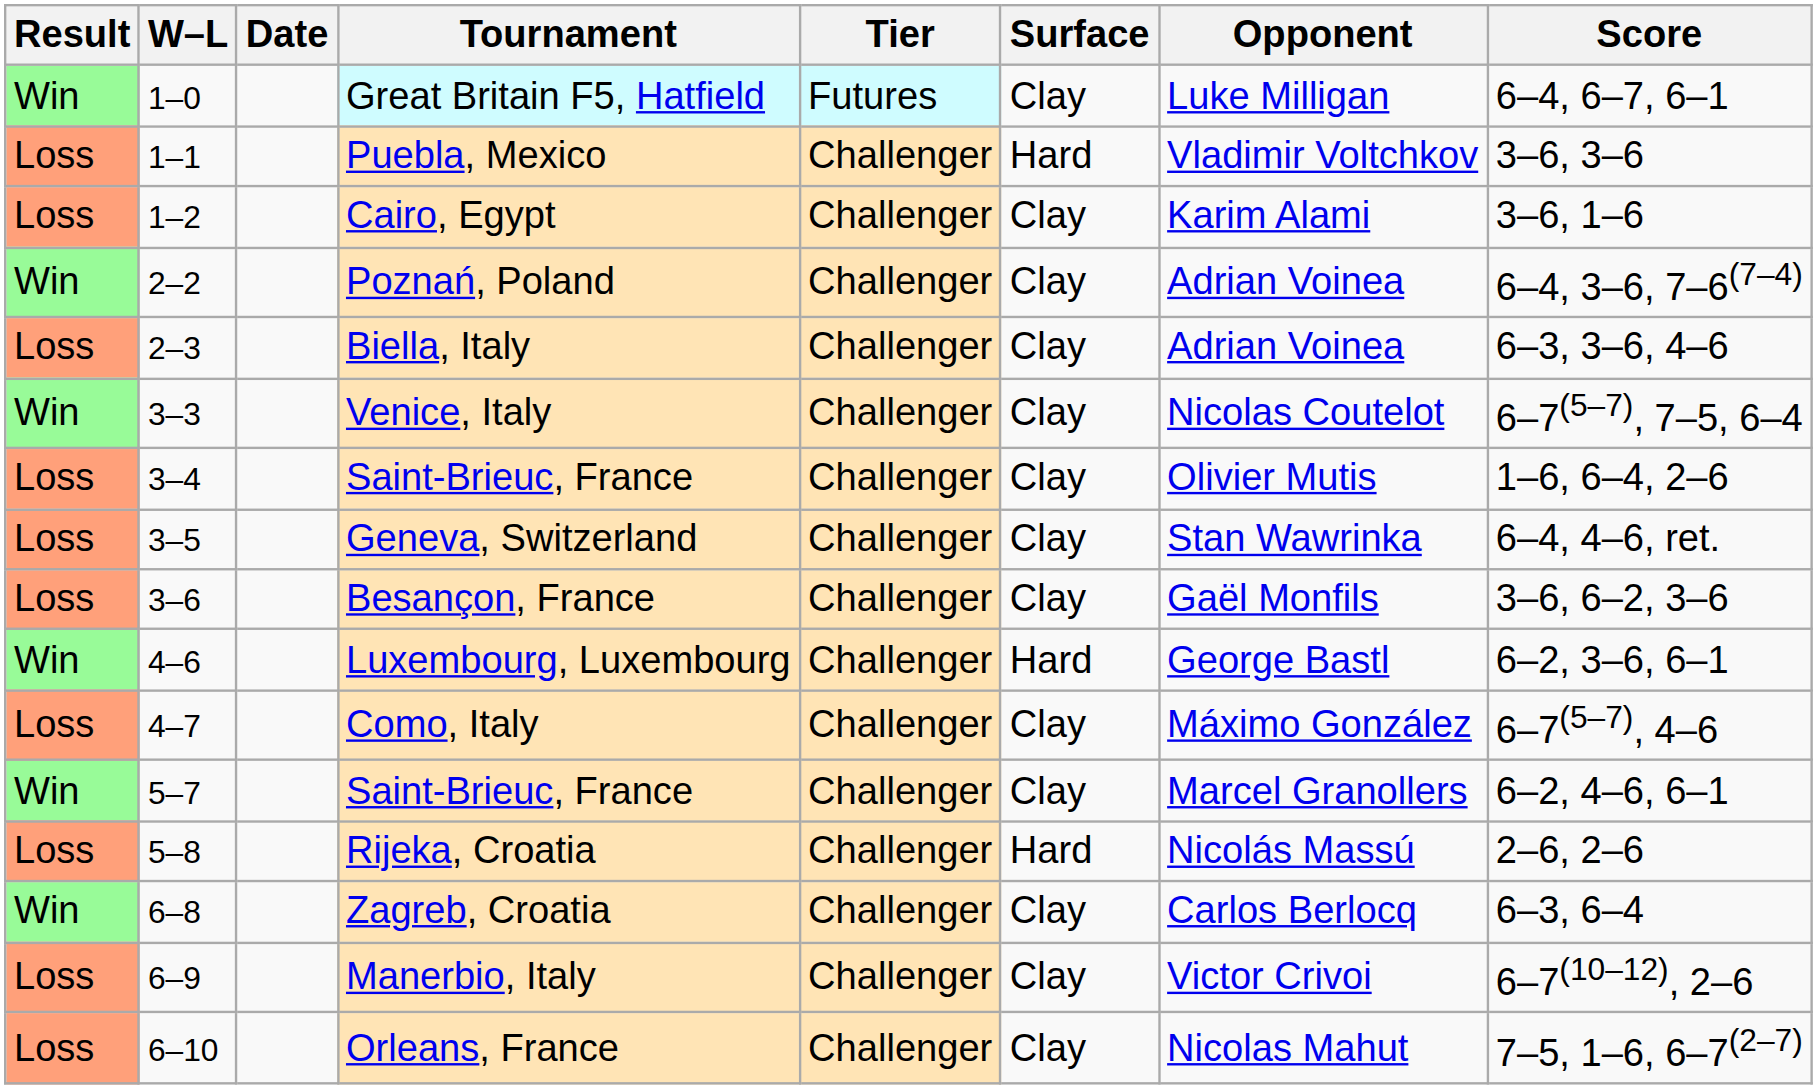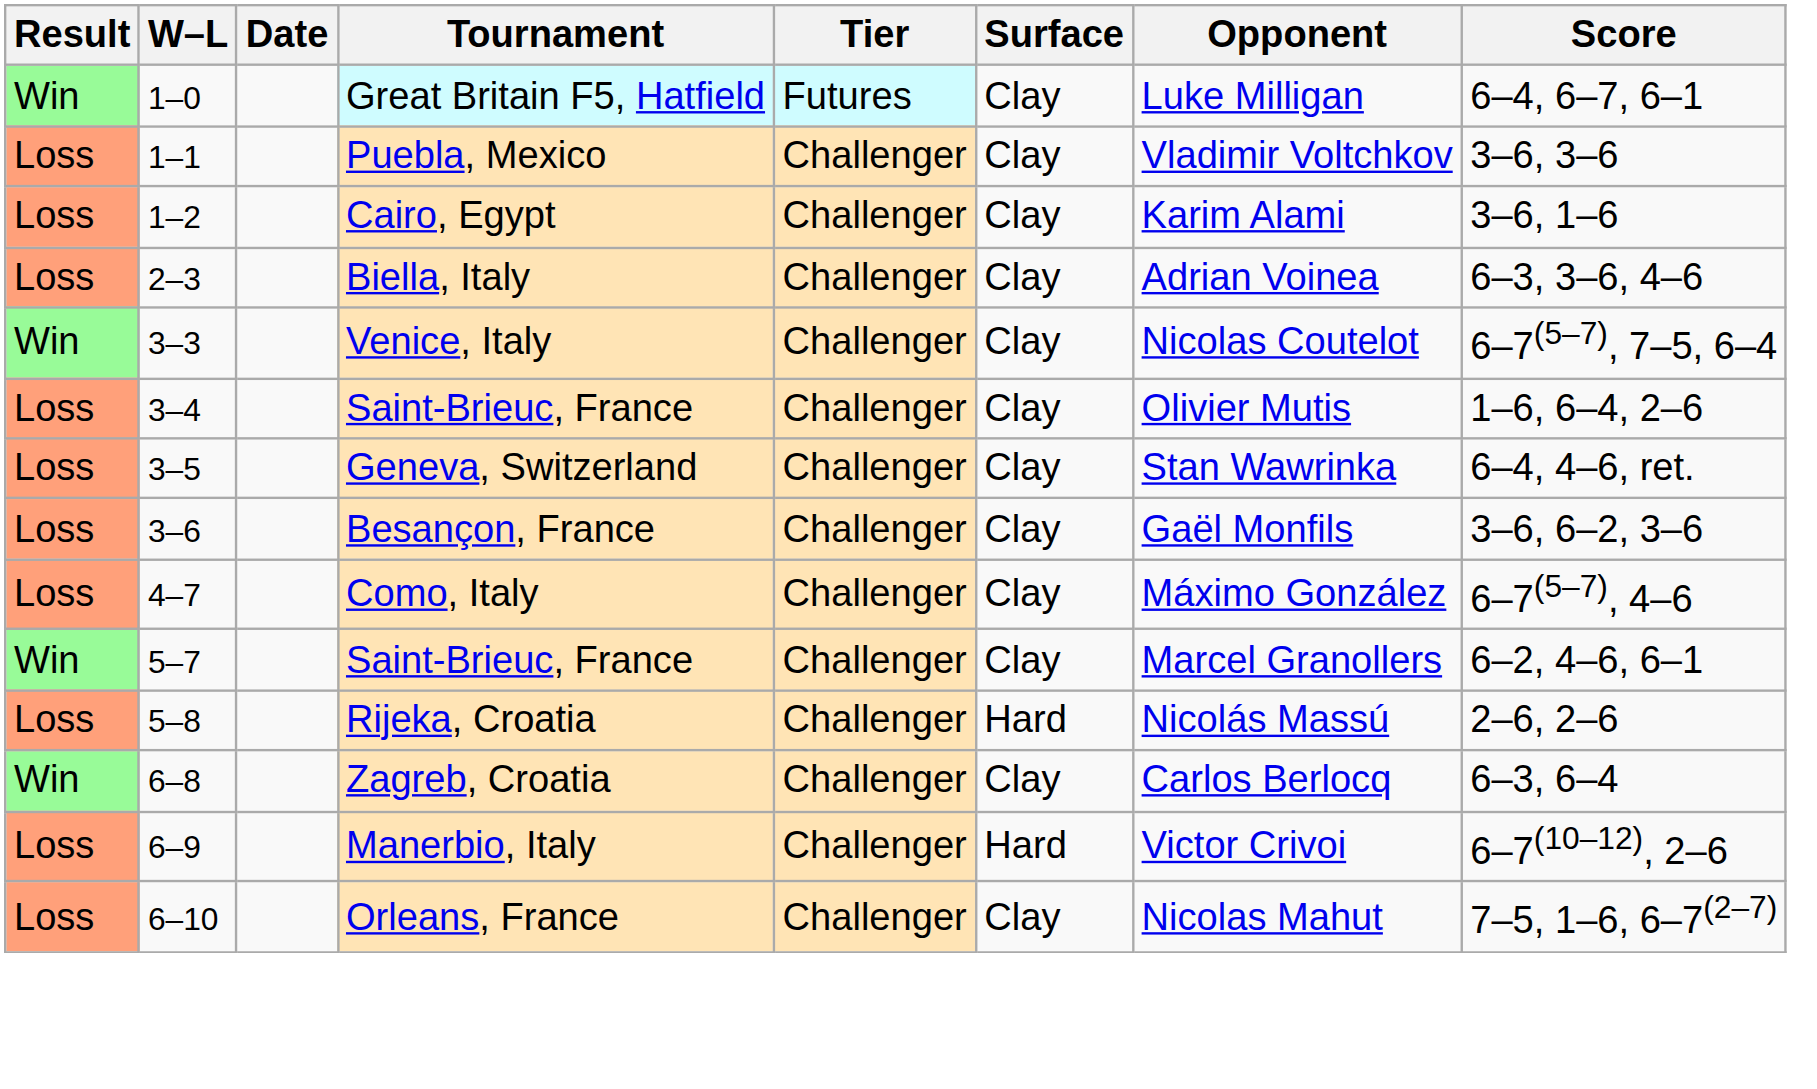(1051, 155) Hard -> (1022, 155) Clay
- row: (174, 283)
- row: (174, 661)
(1048, 976) Clay -> (1026, 845) Hard
